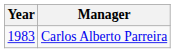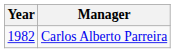(21, 36) 1983 -> (21, 36) 1982
